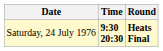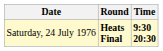columns swapped: (112, 12) <-> (142, 12)
